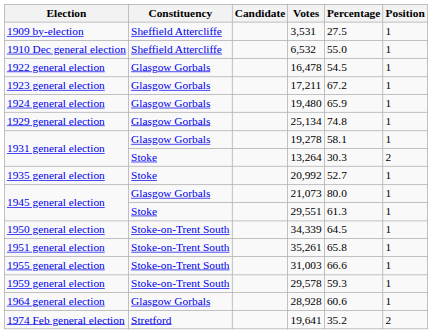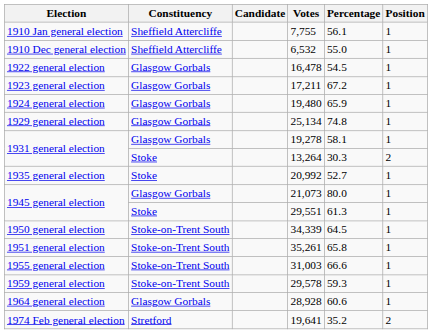- row: (303, 31)
+ row: (303, 31)
